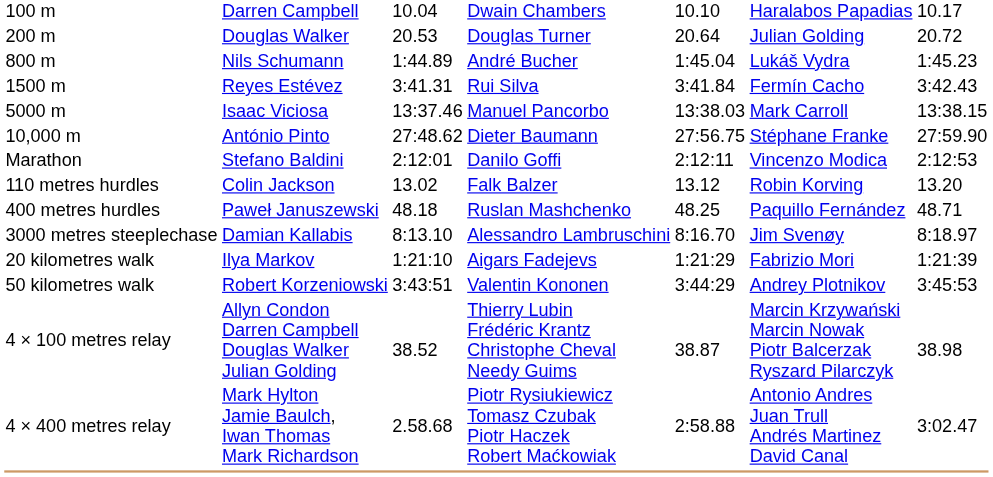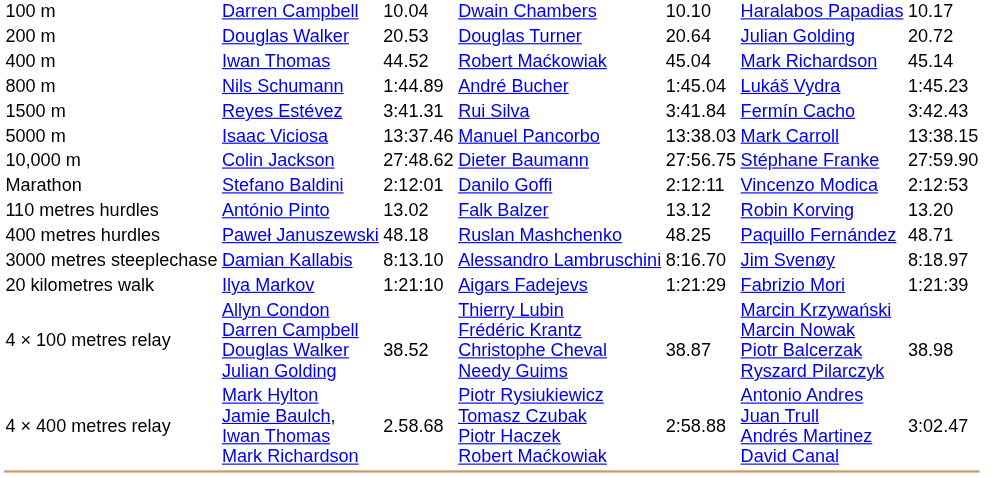+ row: (31, 61)
(276, 135) António Pinto -> (278, 160) Colin Jackson
(278, 185) Colin Jackson -> (276, 210) António Pinto
- row: (80, 284)
